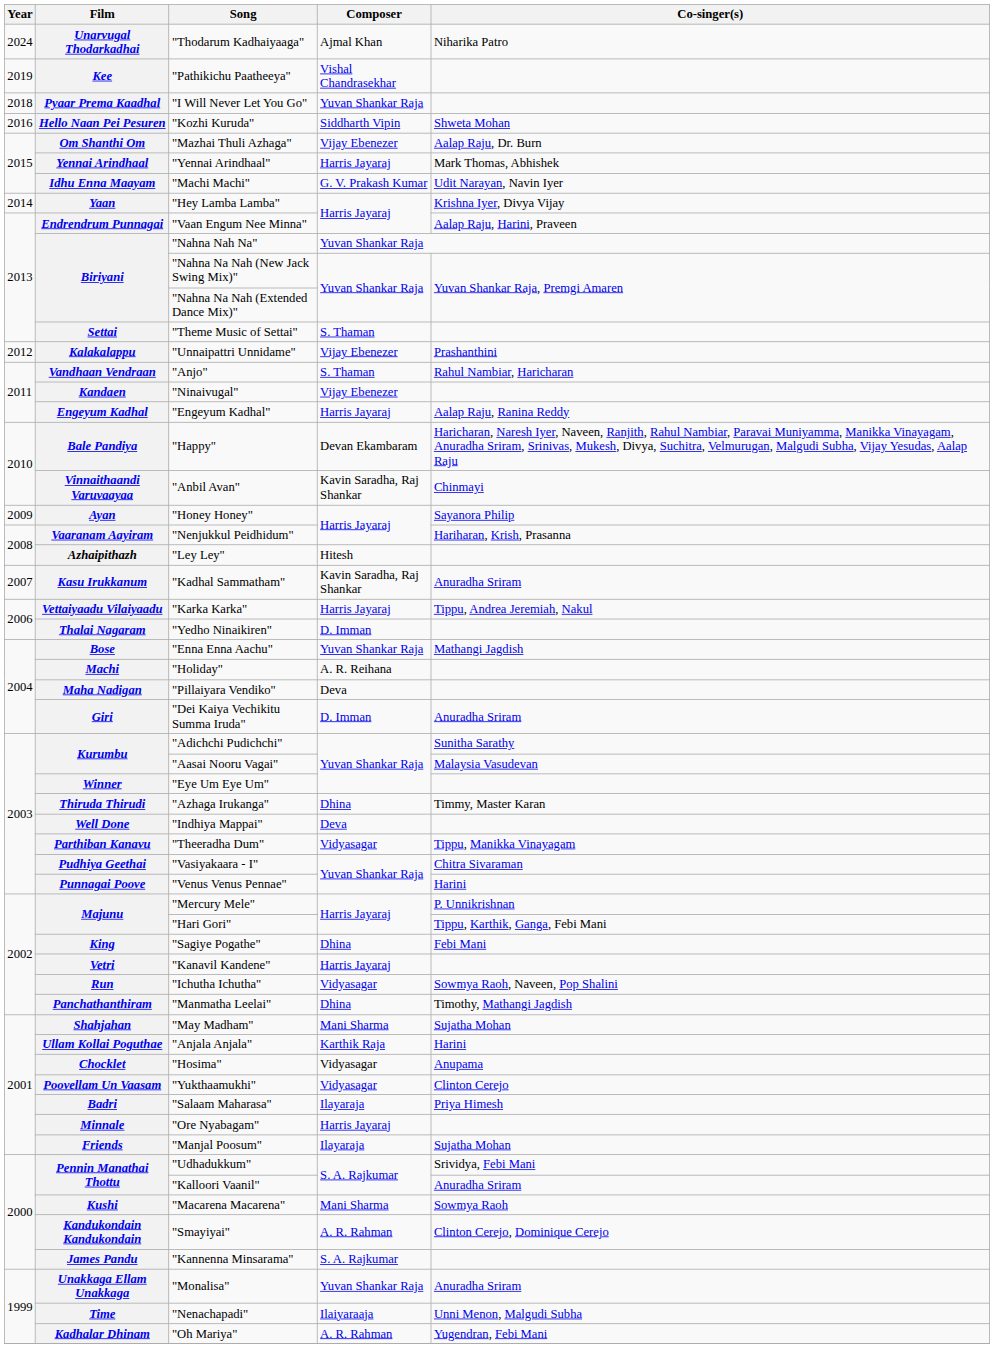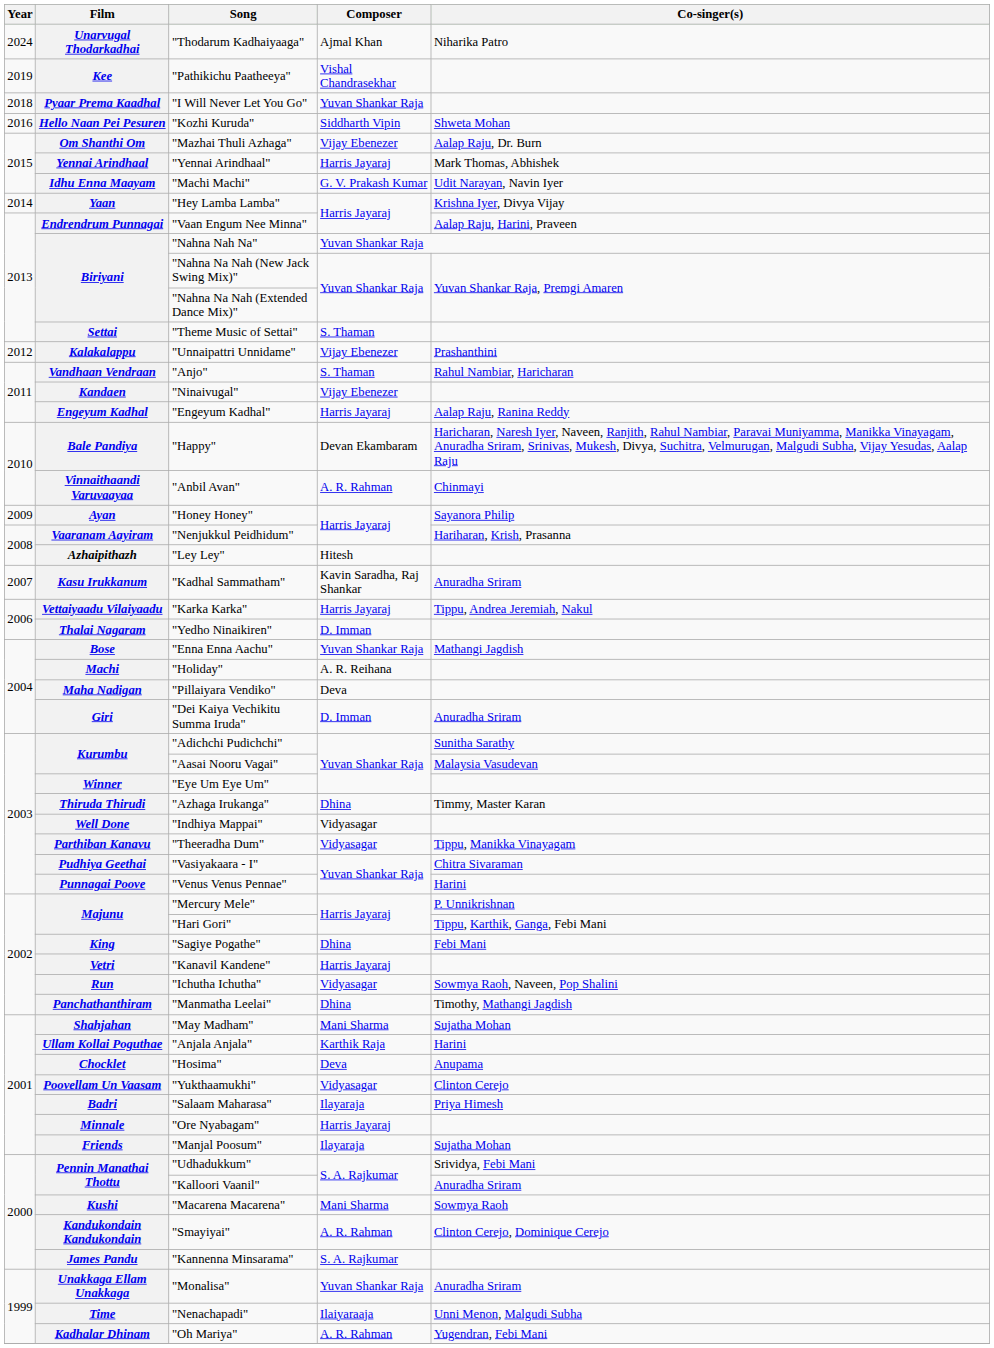(369, 487) Kavin Saradha, Raj Shankar -> (356, 487) A. R. Rahman
(333, 824) Deva -> (349, 824) Vidyasagar
(349, 1064) Vidyasagar -> (333, 1064) Deva
